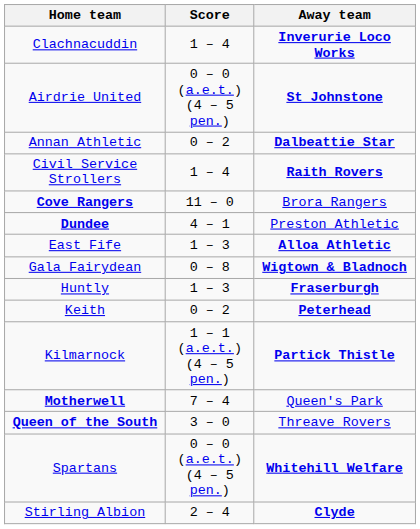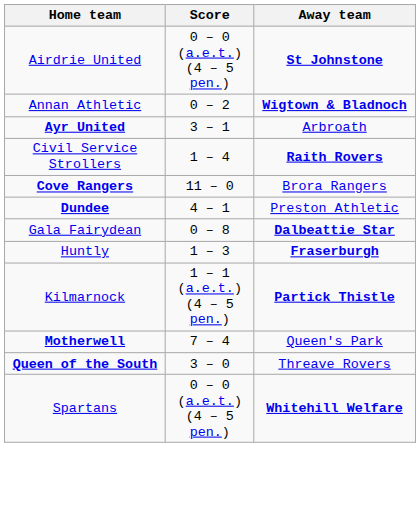- row: (85, 45)
(335, 143) Dalbeattie Star -> (335, 105) Wigtown & Bladnoch
+ row: (85, 127)
- row: (85, 245)
(335, 267) Wigtown & Bladnoch -> (335, 230) Dalbeattie Star
- row: (85, 311)
- row: (85, 513)
